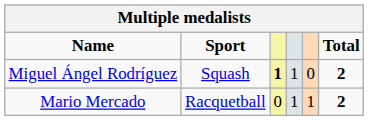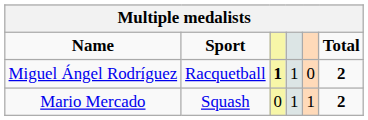(225, 73) Squash -> (225, 73) Racquetball
(225, 101) Racquetball -> (225, 101) Squash
